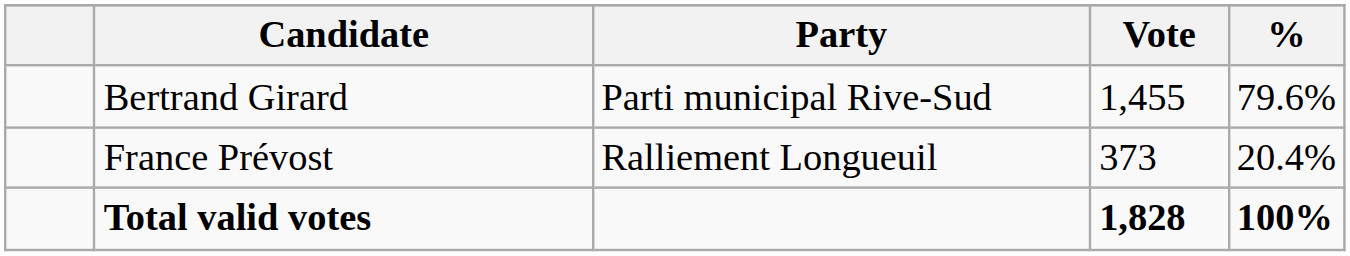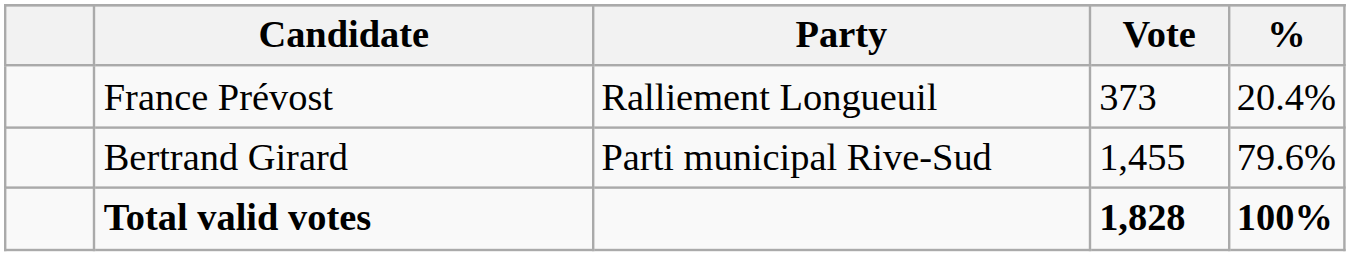rows swapped: (226, 95) <-> (218, 156)
